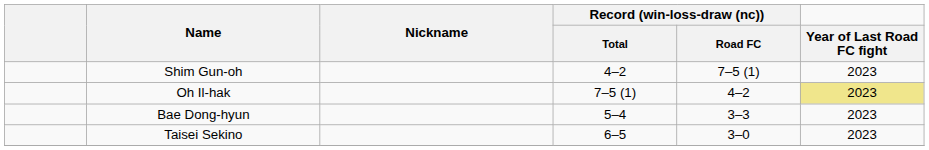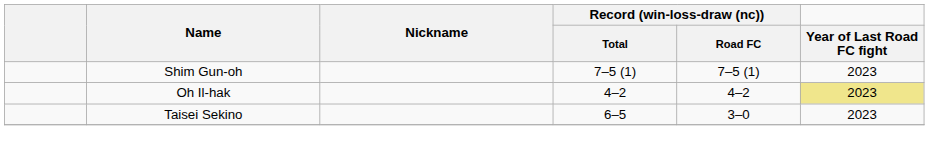(615, 72) 4–2 -> (615, 72) 7–5 (1)
(615, 93) 7–5 (1) -> (615, 93) 4–2
- row: (203, 114)
